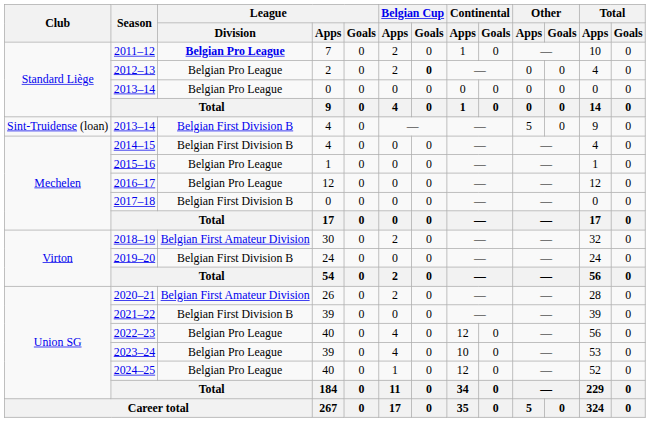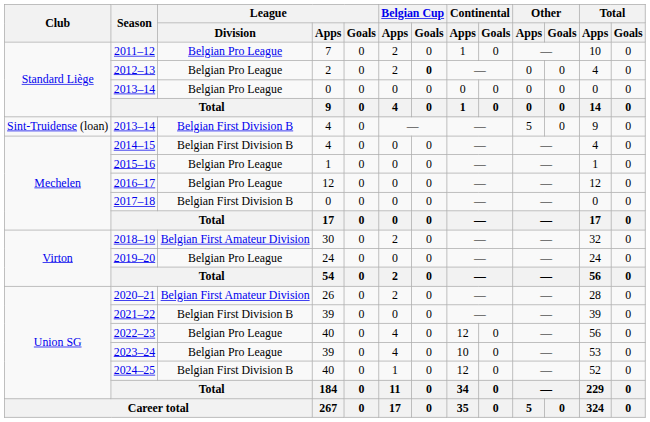(235, 51) bold -> (235, 51) normal
(235, 257) Belgian First Division B -> (235, 257) Belgian Pro League
(235, 370) Belgian Pro League -> (235, 370) Belgian First Division B
